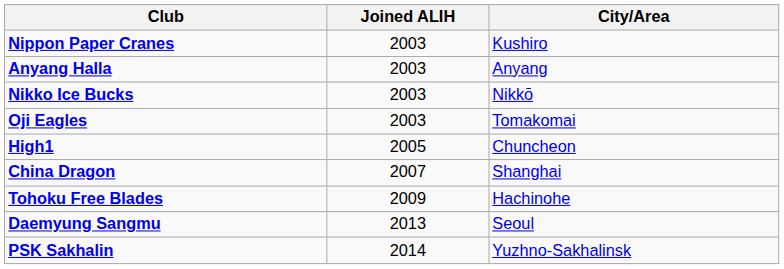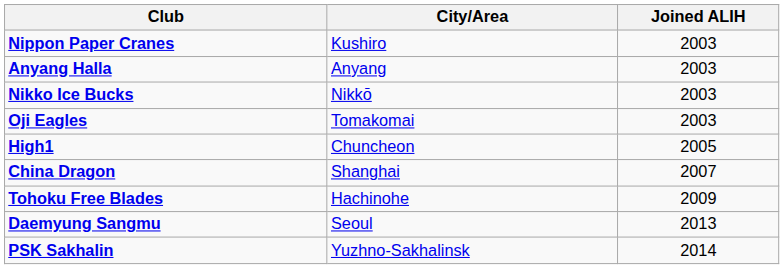columns swapped: (634, 17) <-> (408, 17)
